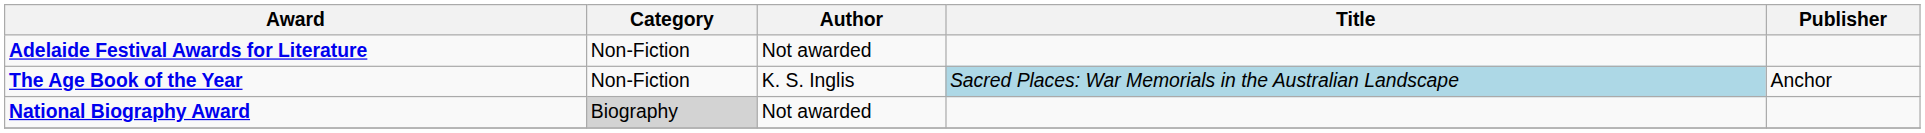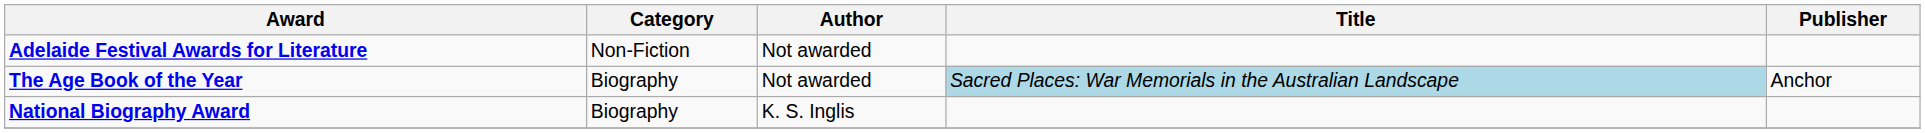(640, 81) Non-Fiction -> (634, 81) Biography
(808, 81) K. S. Inglis -> (817, 81) Not awarded
(634, 111) lightgrey background -> (634, 111) no background
(817, 111) Not awarded -> (808, 111) K. S. Inglis
